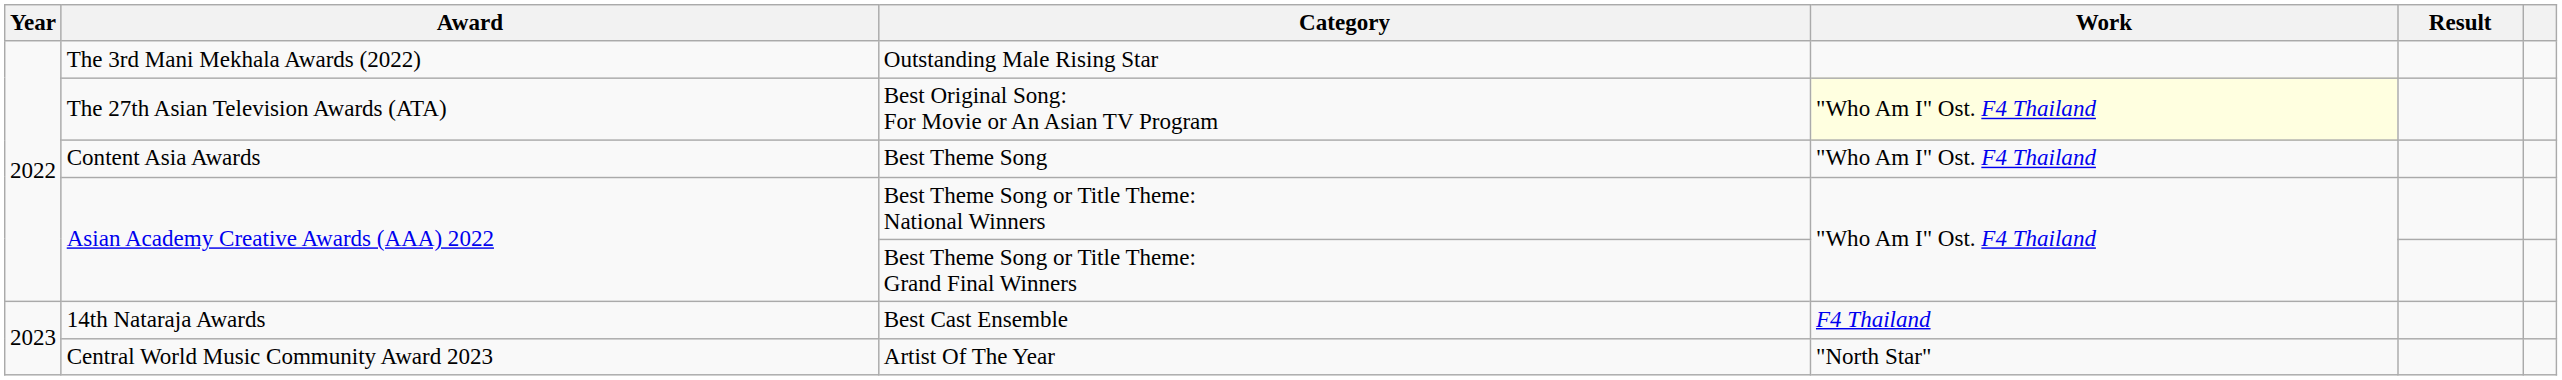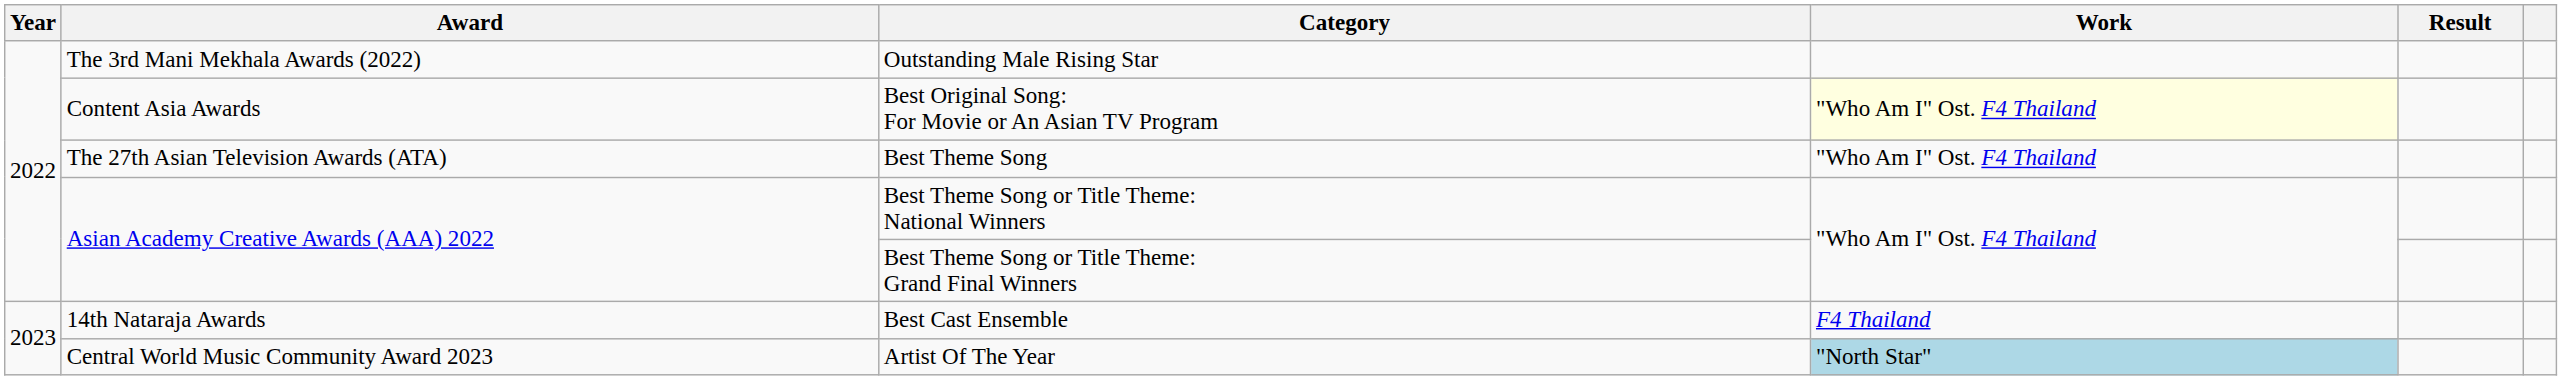(257, 108) The 27th Asian Television Awards (ATA) -> (164, 108) Content Asia Awards
(164, 158) Content Asia Awards -> (257, 158) The 27th Asian Television Awards (ATA)
(1874, 356) no background -> (1874, 356) lightblue background
